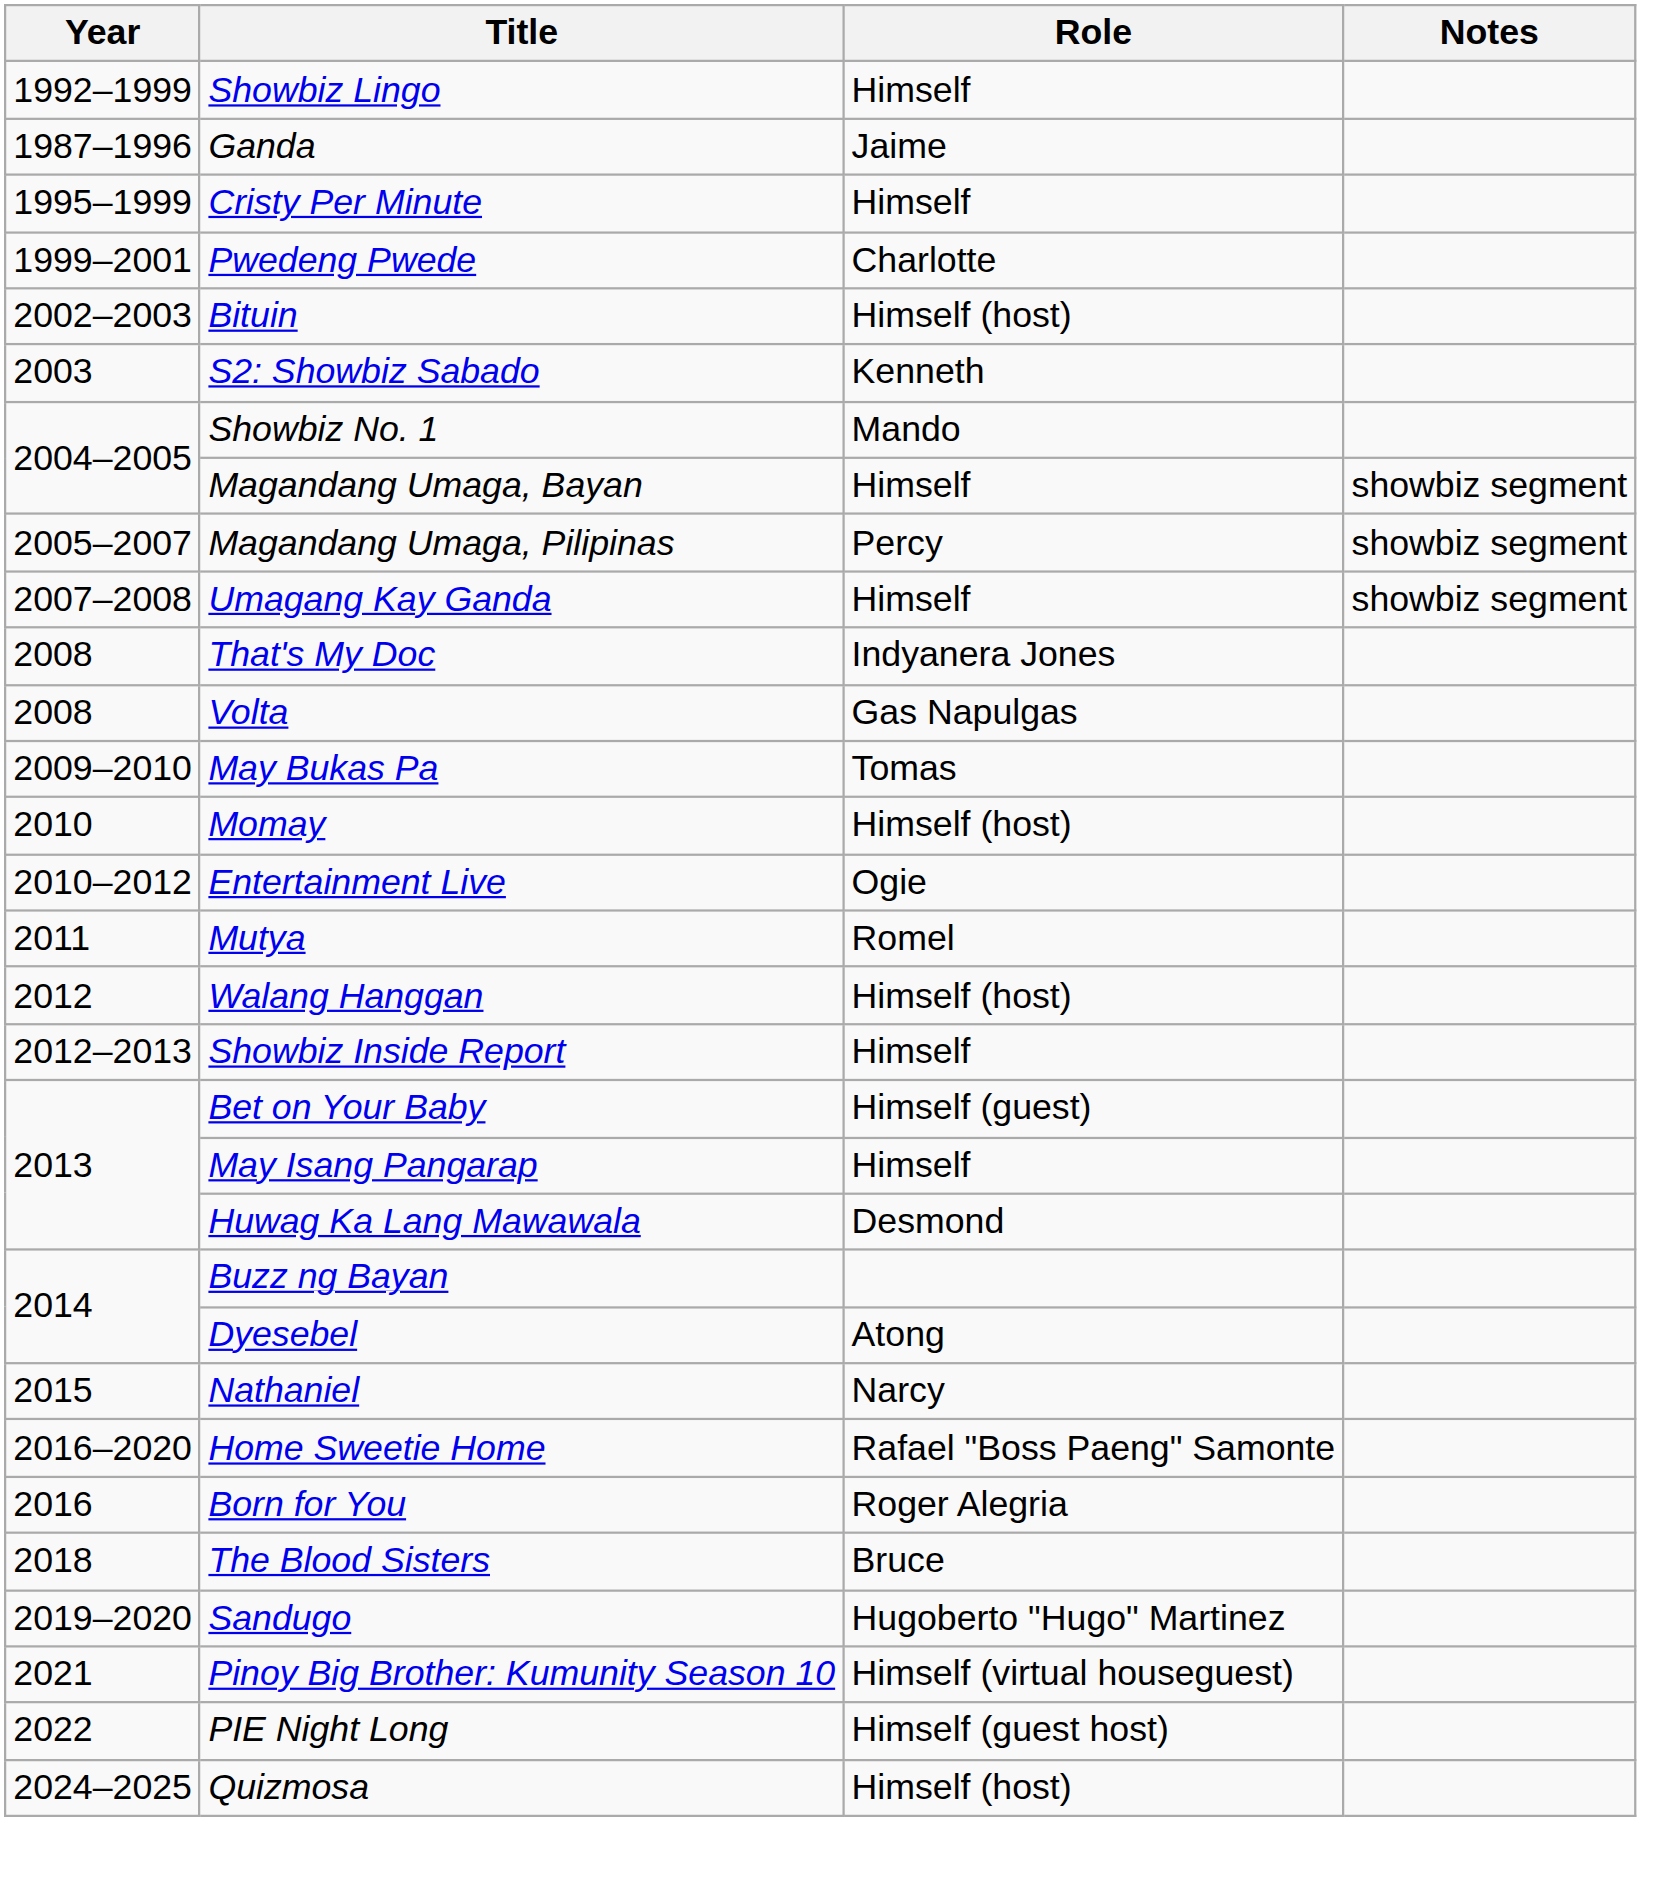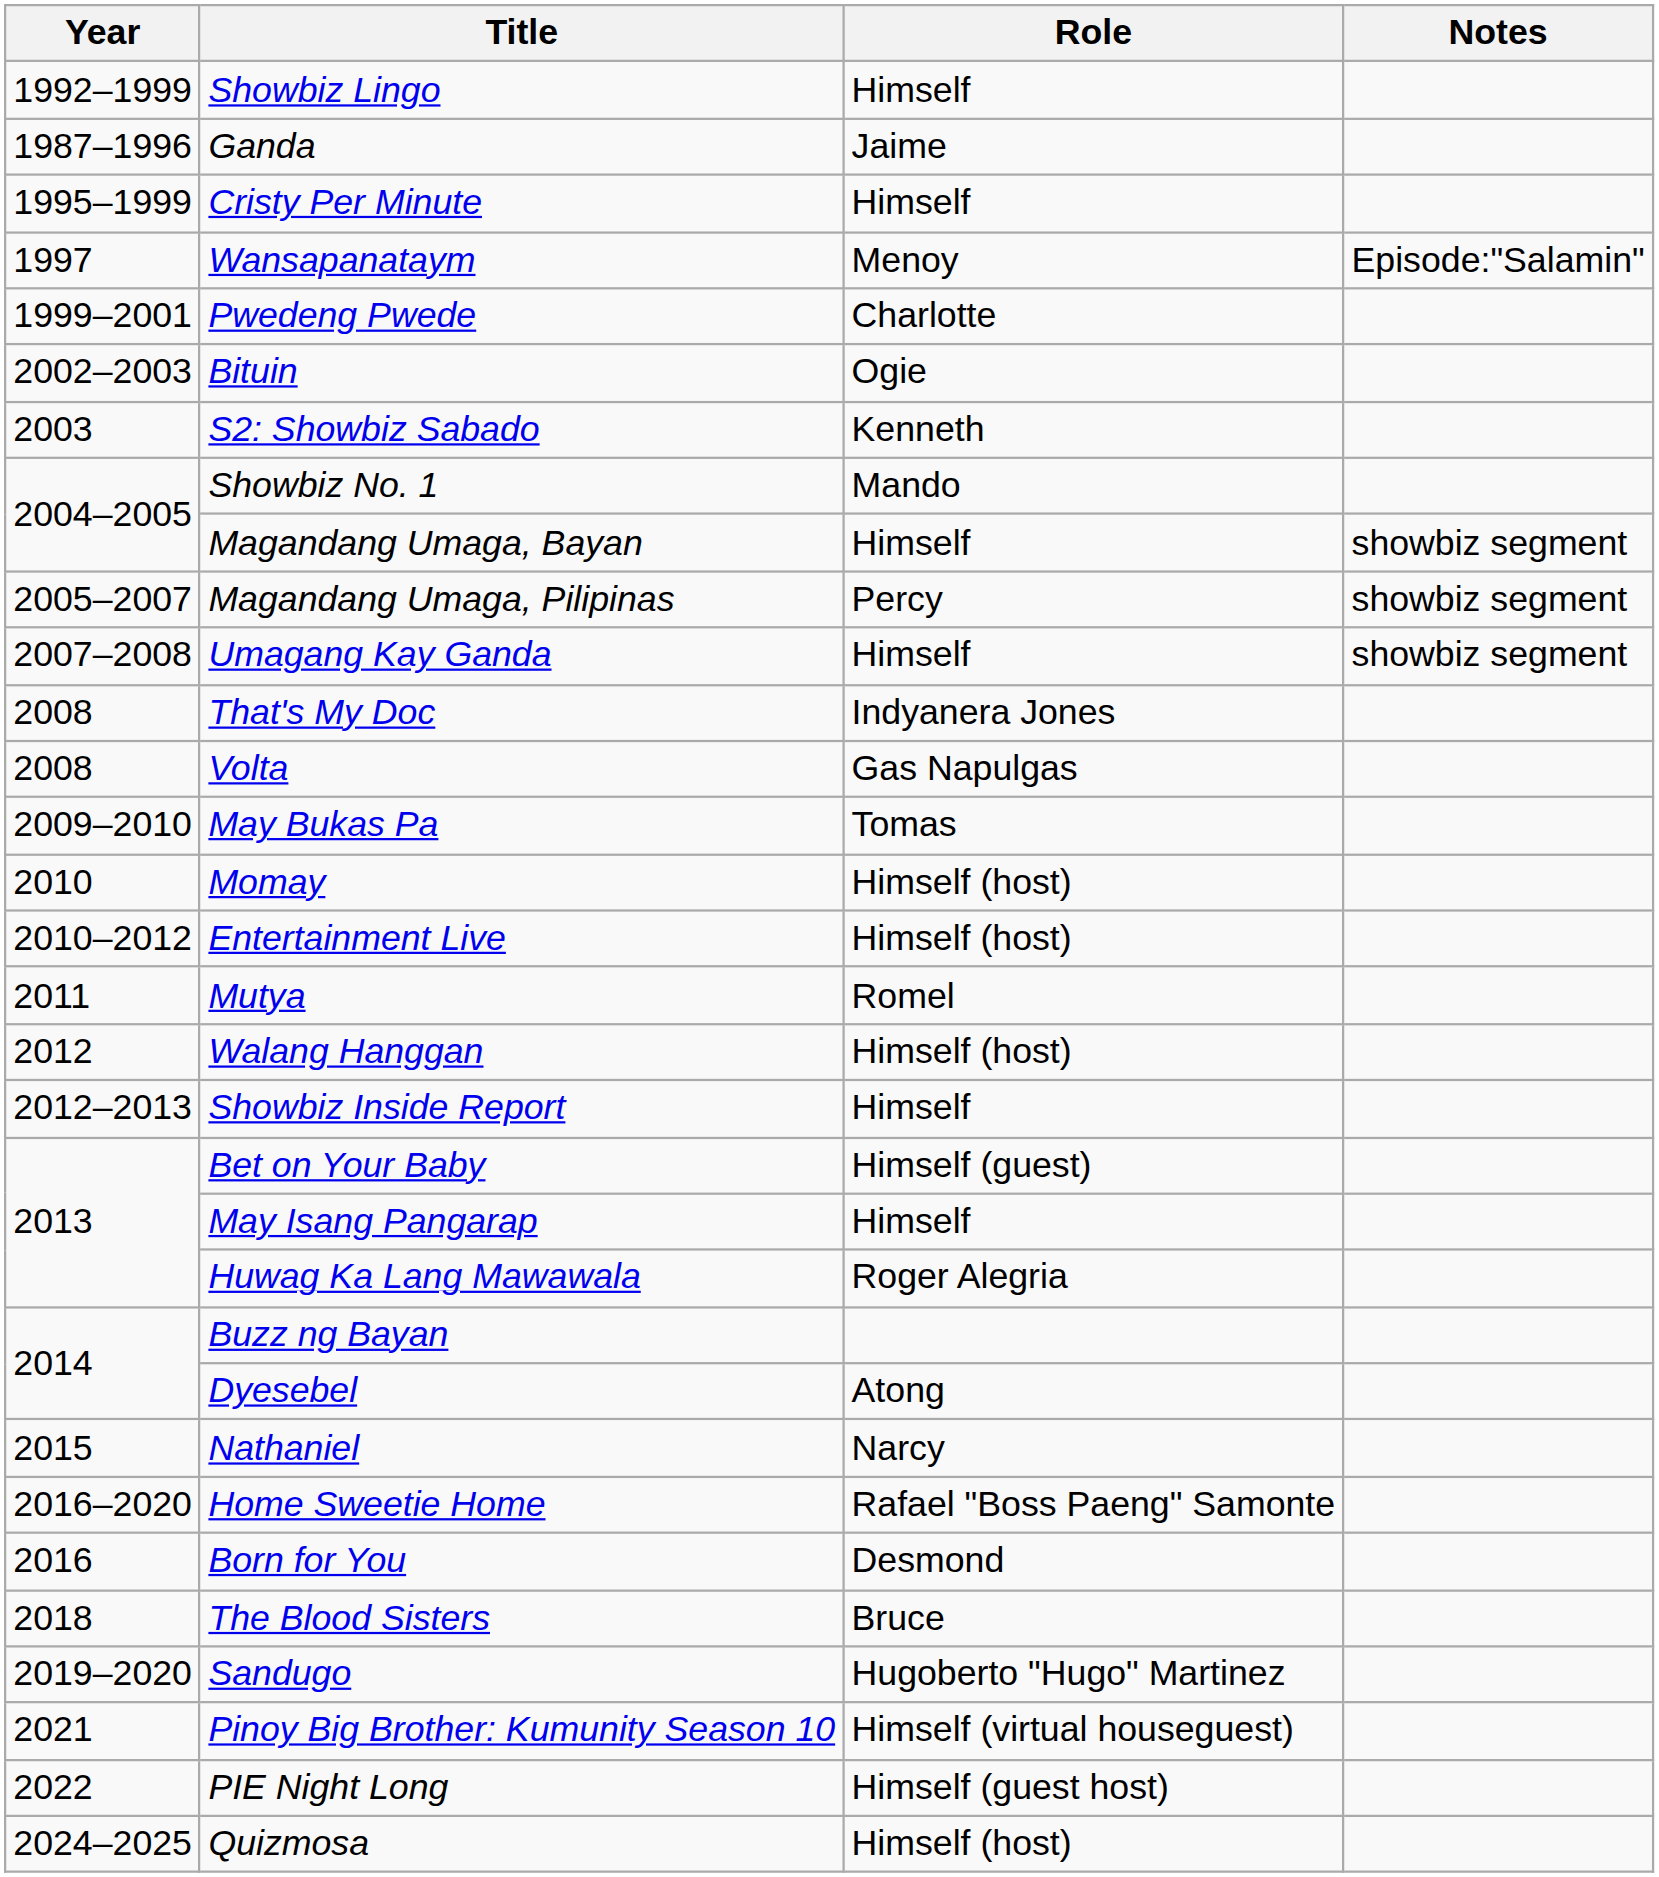+ row: (342, 259)
(962, 315) Himself (host) -> (889, 372) Ogie
(889, 881) Ogie -> (962, 938) Himself (host)
(928, 1221) Desmond -> (960, 1277) Roger Alegria
(960, 1504) Roger Alegria -> (928, 1560) Desmond
